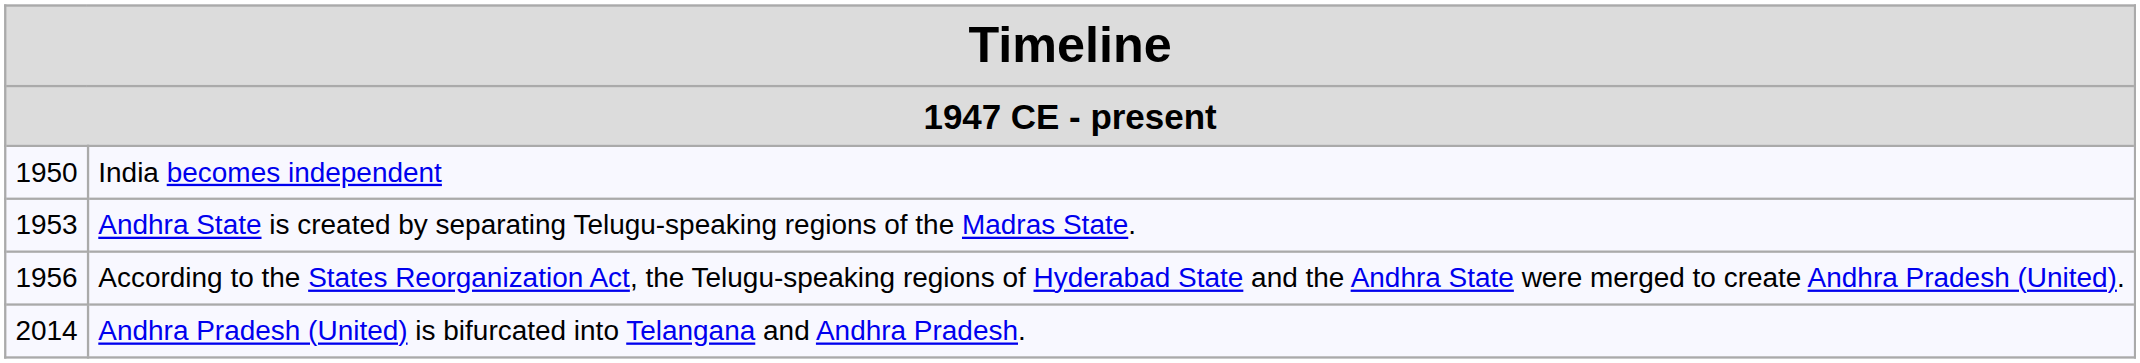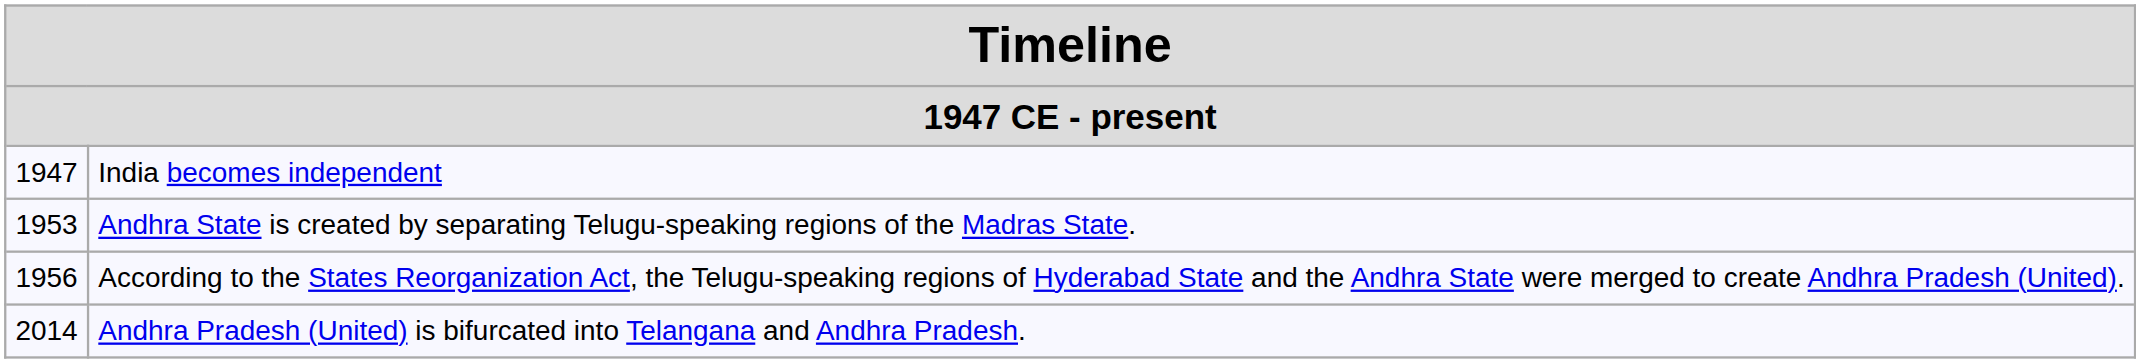(46, 171) 1950 -> (46, 171) 1947
